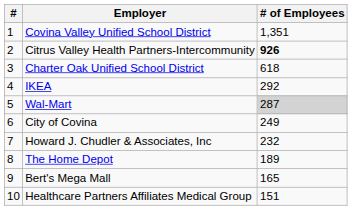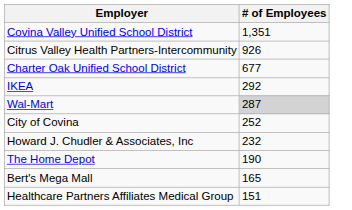- column: (13, 13)
(270, 50) bold -> (252, 50) normal
(270, 68) 618 -> (252, 68) 677
(270, 123) 249 -> (252, 123) 252
(270, 159) 189 -> (252, 159) 190
